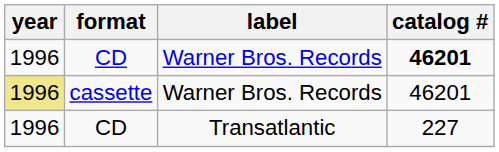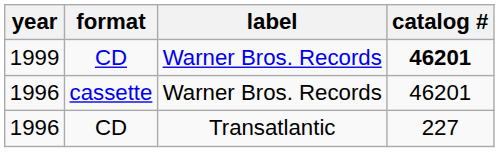(35, 57) 1996 -> (35, 57) 1999
(35, 92) khaki background -> (35, 92) no background
